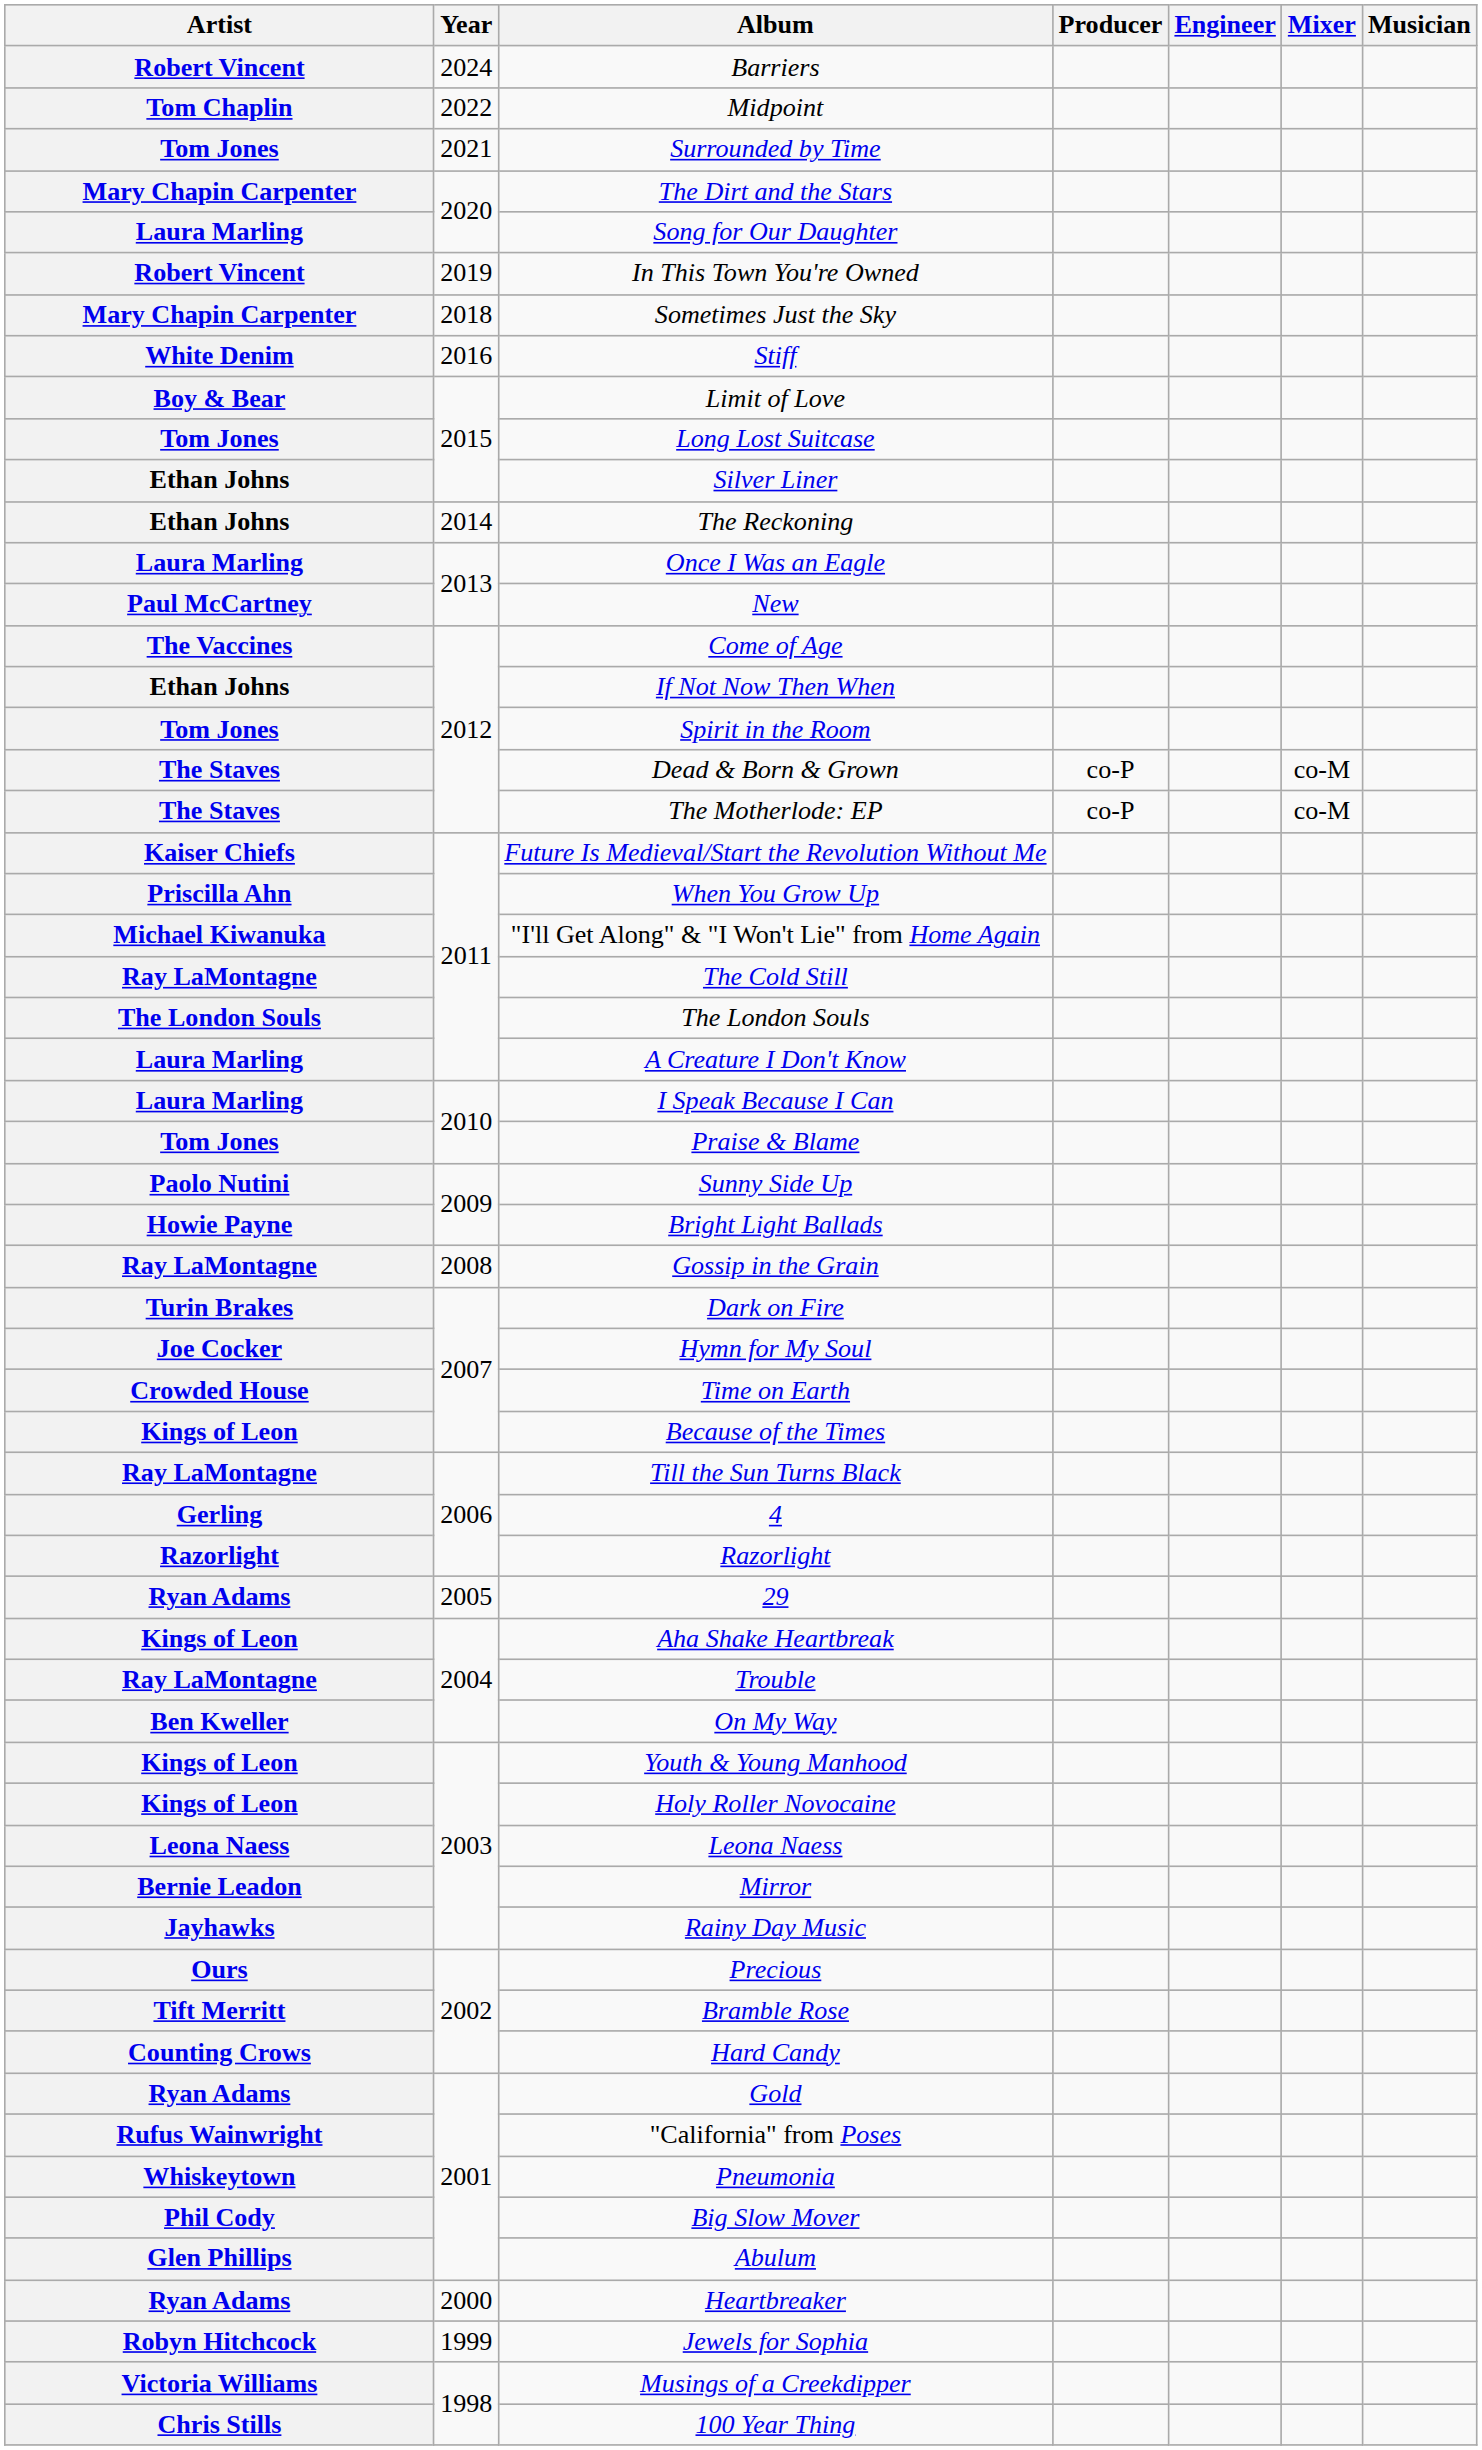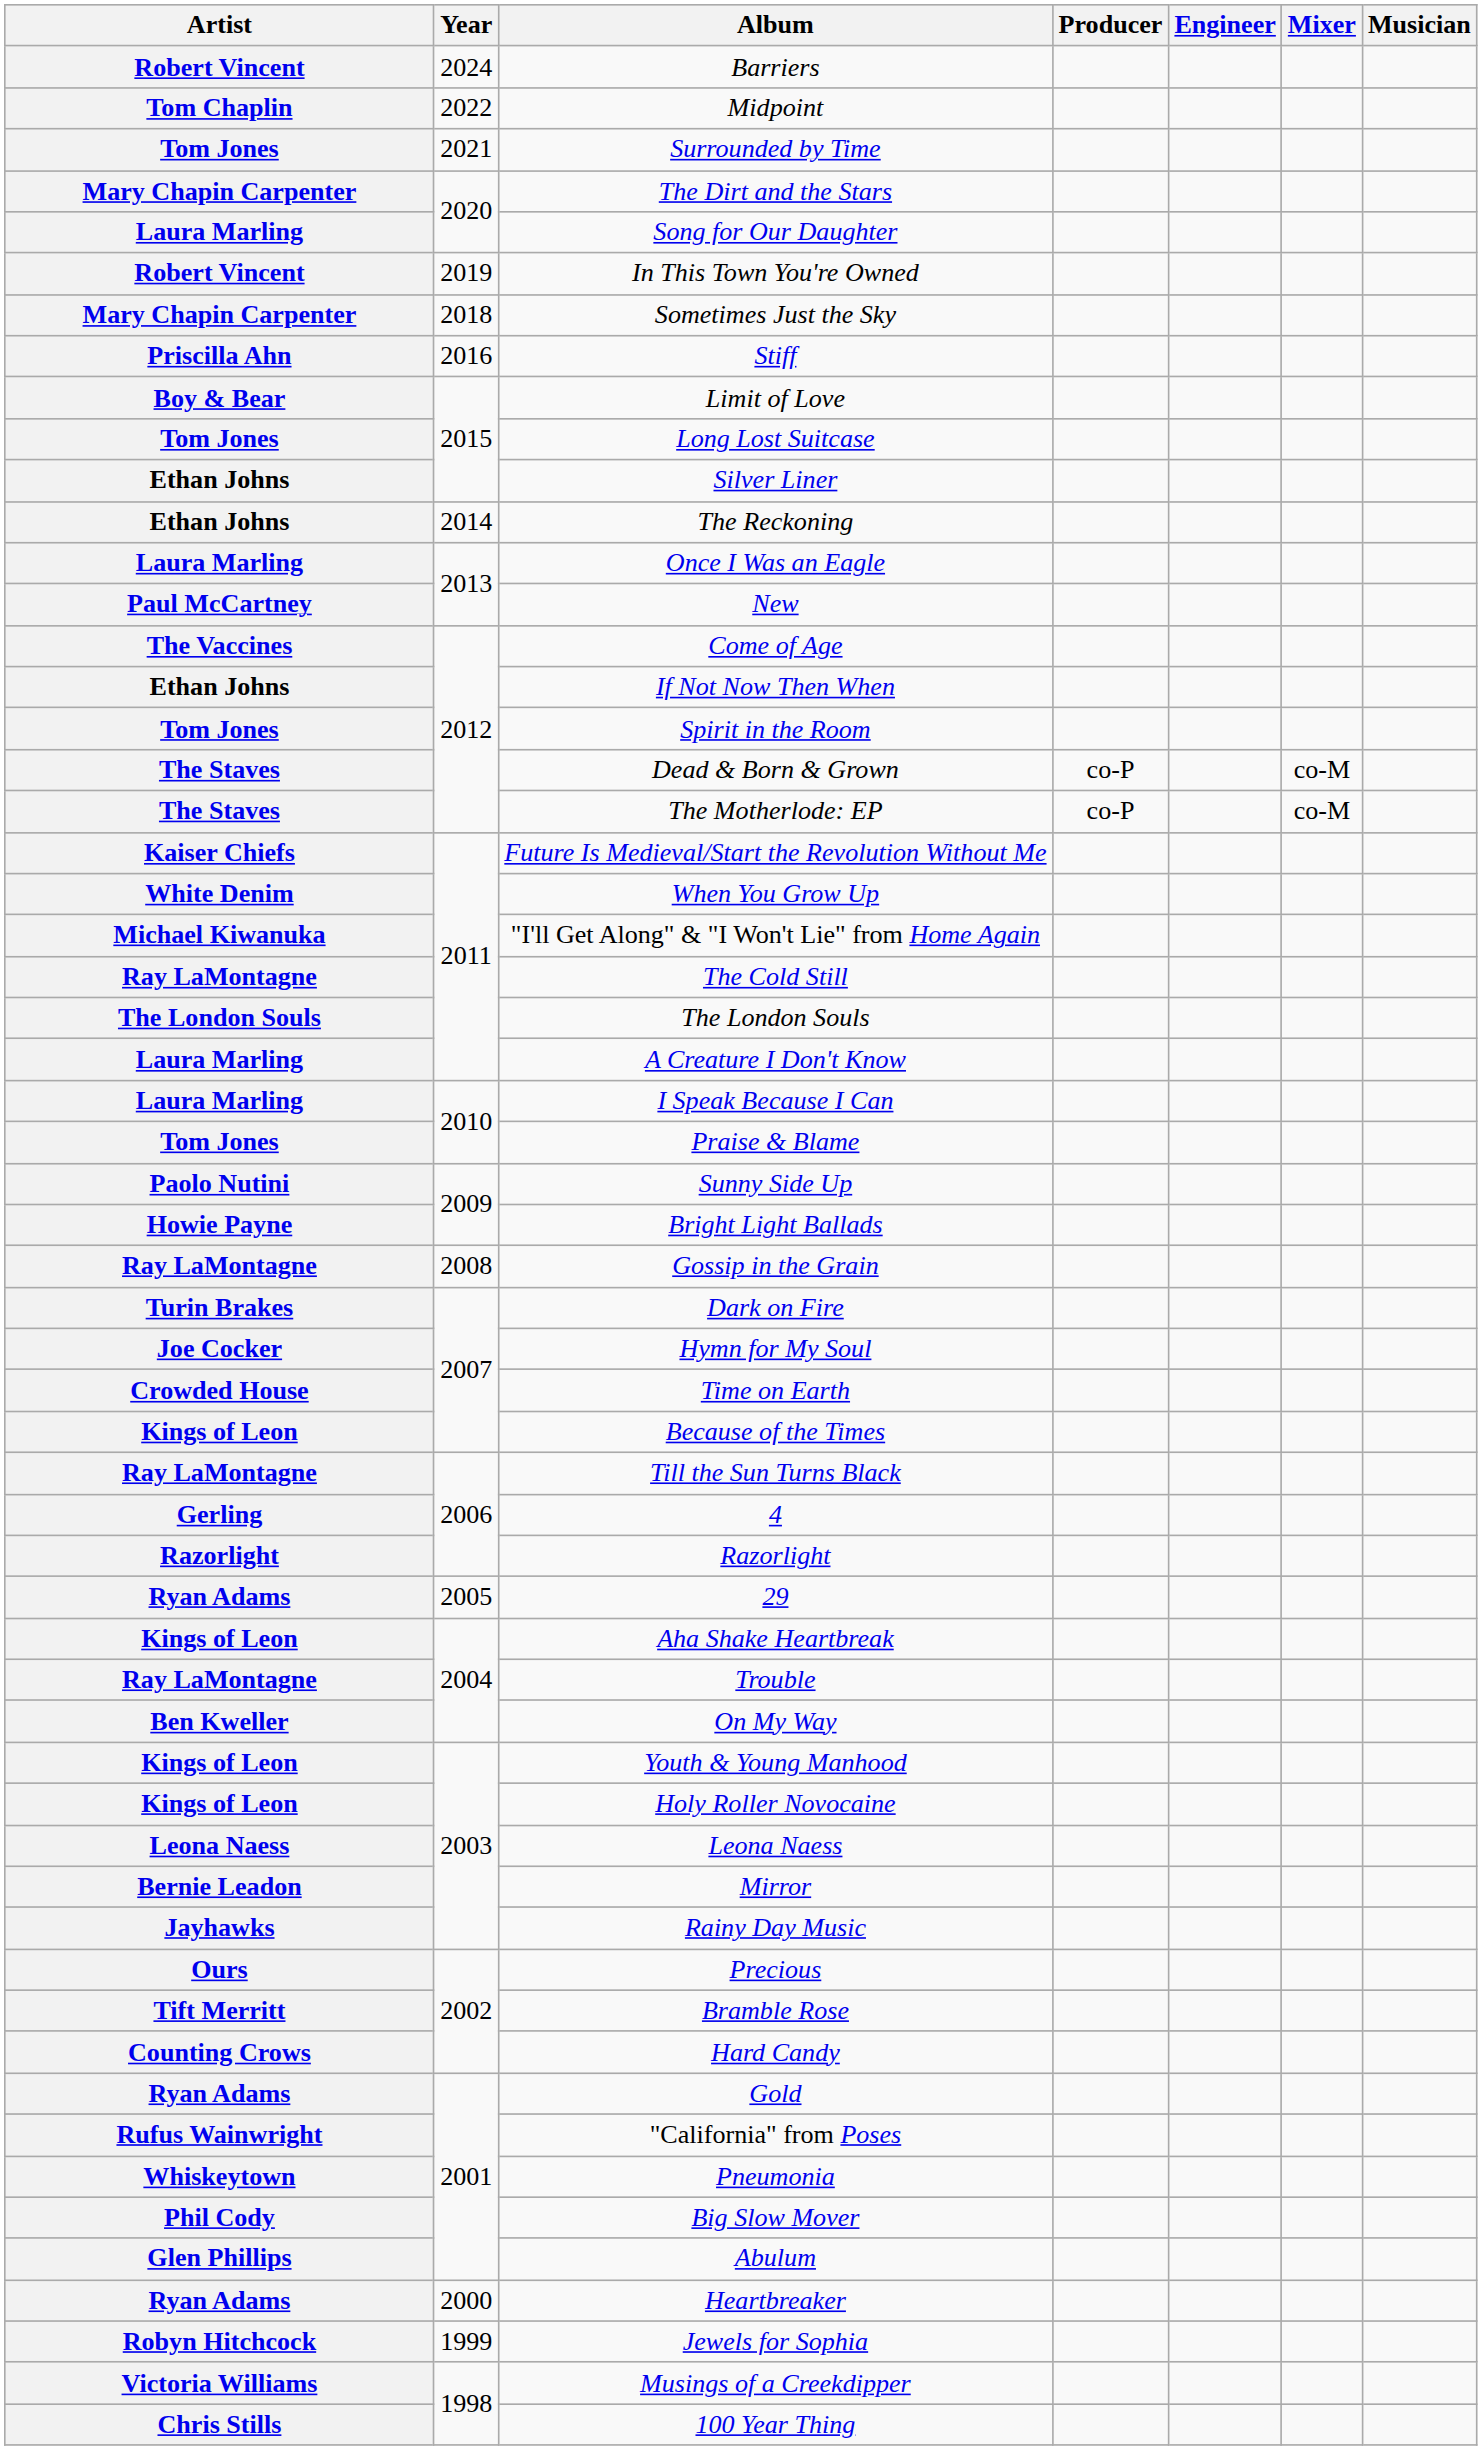(219, 356) White Denim -> (219, 356) Priscilla Ahn
(219, 893) Priscilla Ahn -> (219, 893) White Denim
